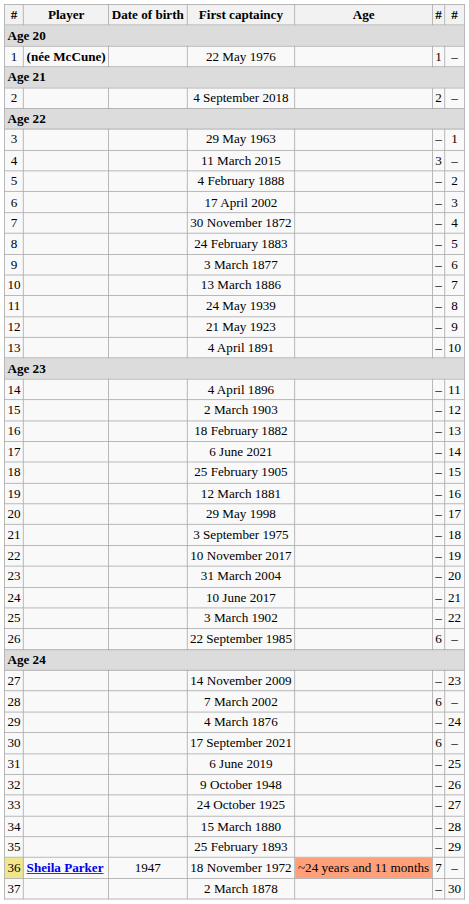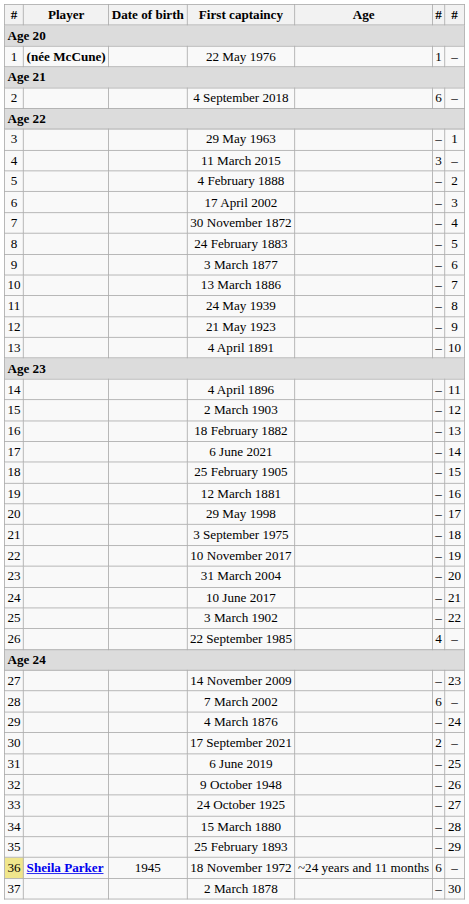(439, 98) 2 -> (439, 98) 6
(439, 639) 6 -> (439, 639) 4
(439, 743) 6 -> (439, 743) 2
(148, 868) 1947 -> (148, 868) 1945
(364, 868) lightsalmon background -> (364, 868) no background
(439, 868) 7 -> (439, 868) 6
